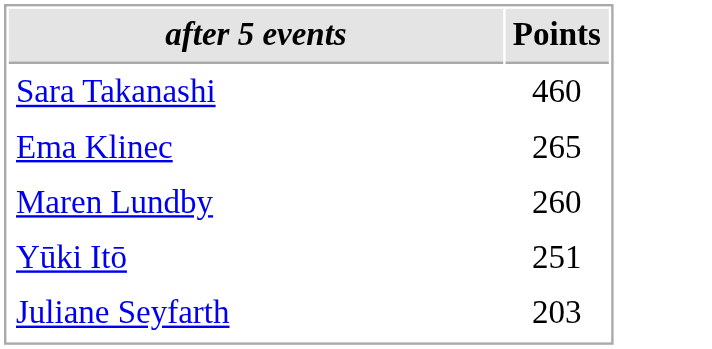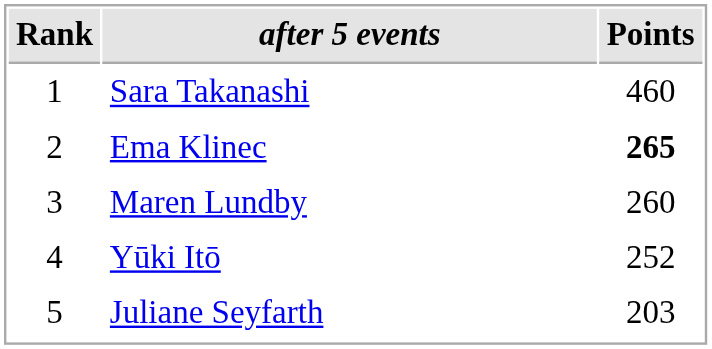+ column: (55, 34)
(557, 147) normal -> (651, 147) bold
(557, 257) 251 -> (651, 257) 252
